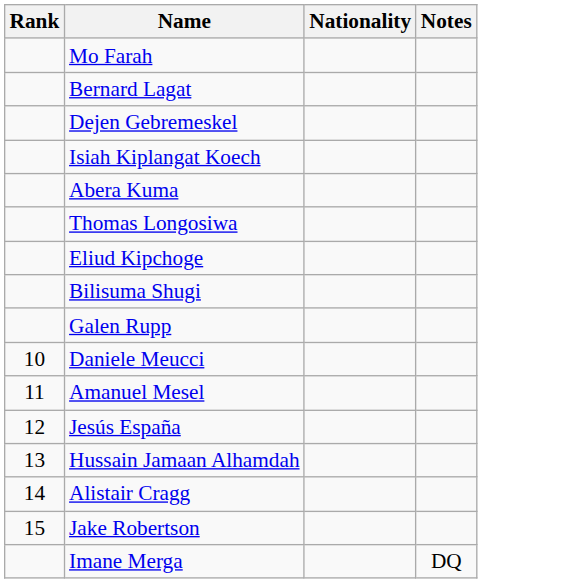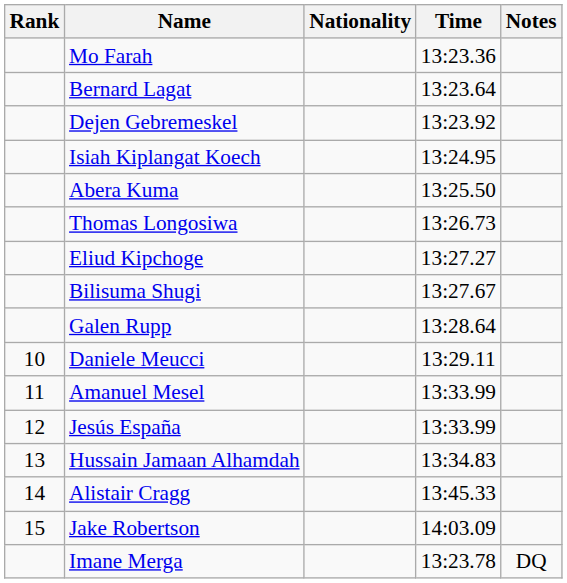+ column: (458, 21)
